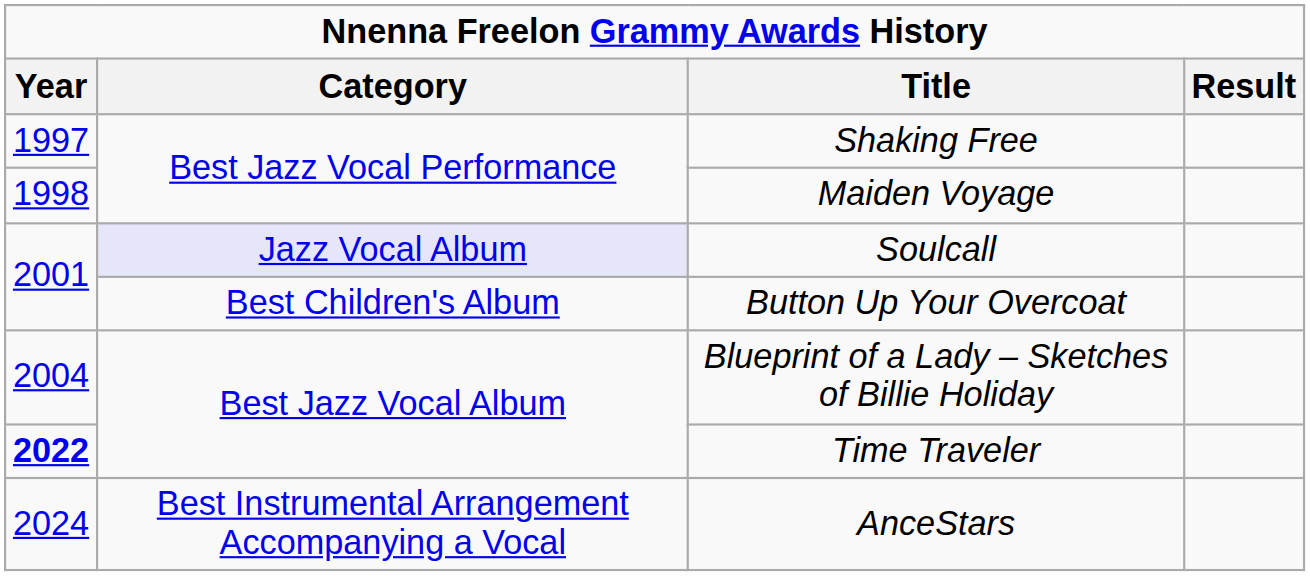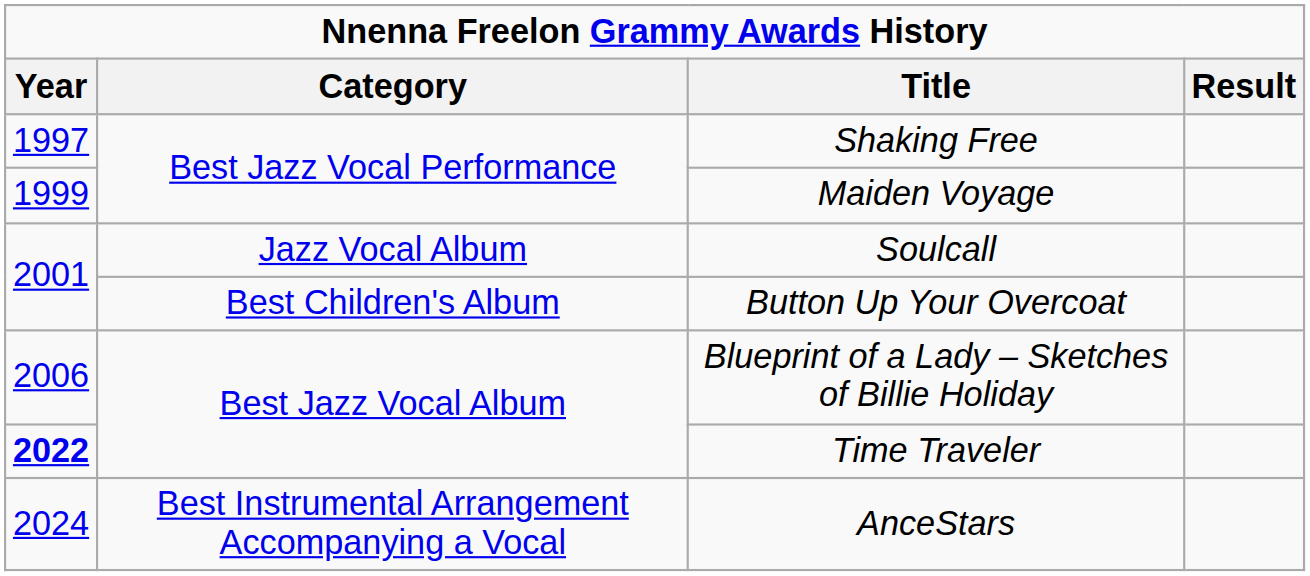(51, 194) 1998 -> (51, 194) 1999
(393, 248) lavender background -> (393, 248) no background
(51, 376) 2004 -> (51, 376) 2006
